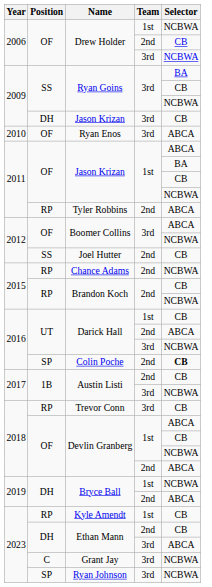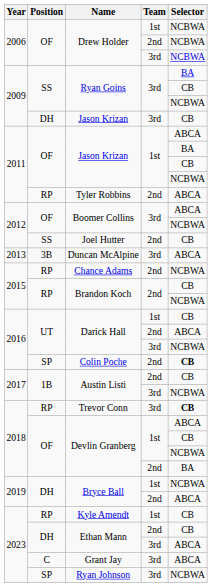(181, 42) CB -> (188, 42) NCBWA
- row: (100, 133)
+ row: (103, 255)
(181, 407) normal -> (188, 407) bold
(181, 468) ABCA -> (188, 468) BA
(181, 560) NCBWA -> (188, 560) ABCA
